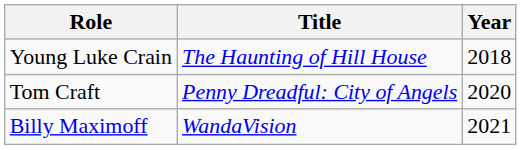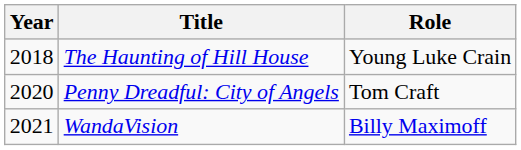columns swapped: (489, 21) <-> (91, 21)
